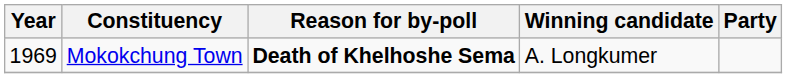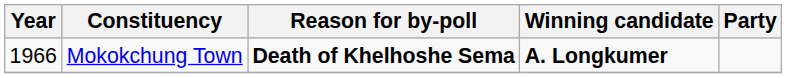(33, 55) 1969 -> (33, 55) 1966
(591, 55) normal -> (596, 55) bold
